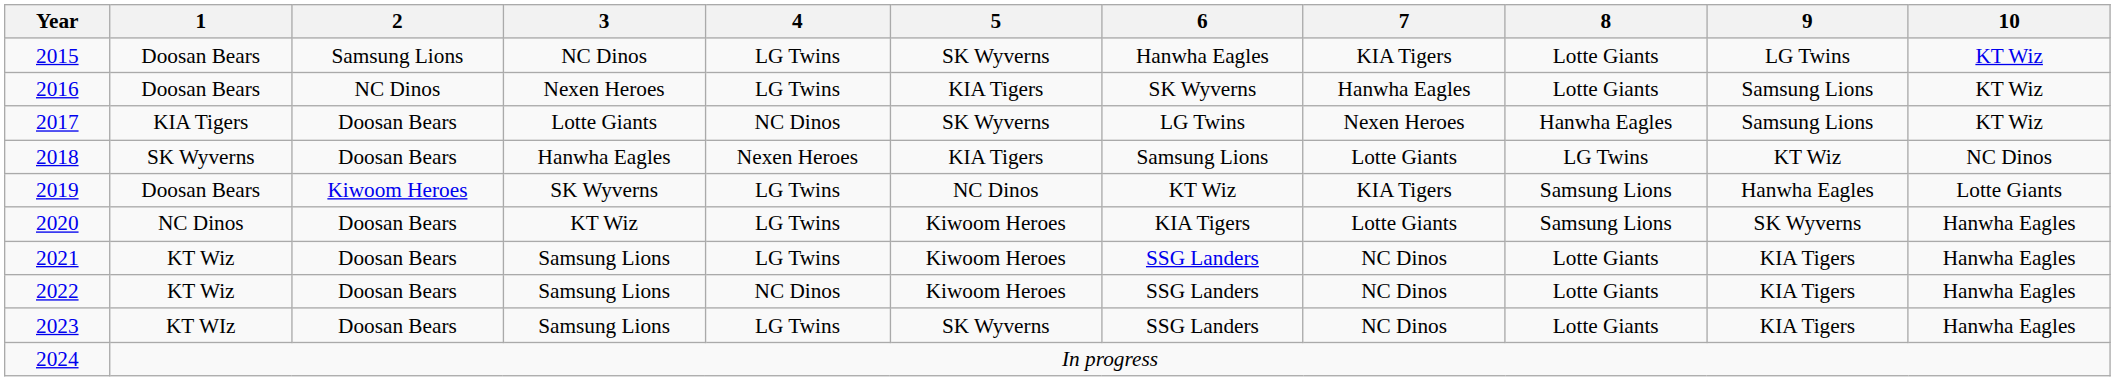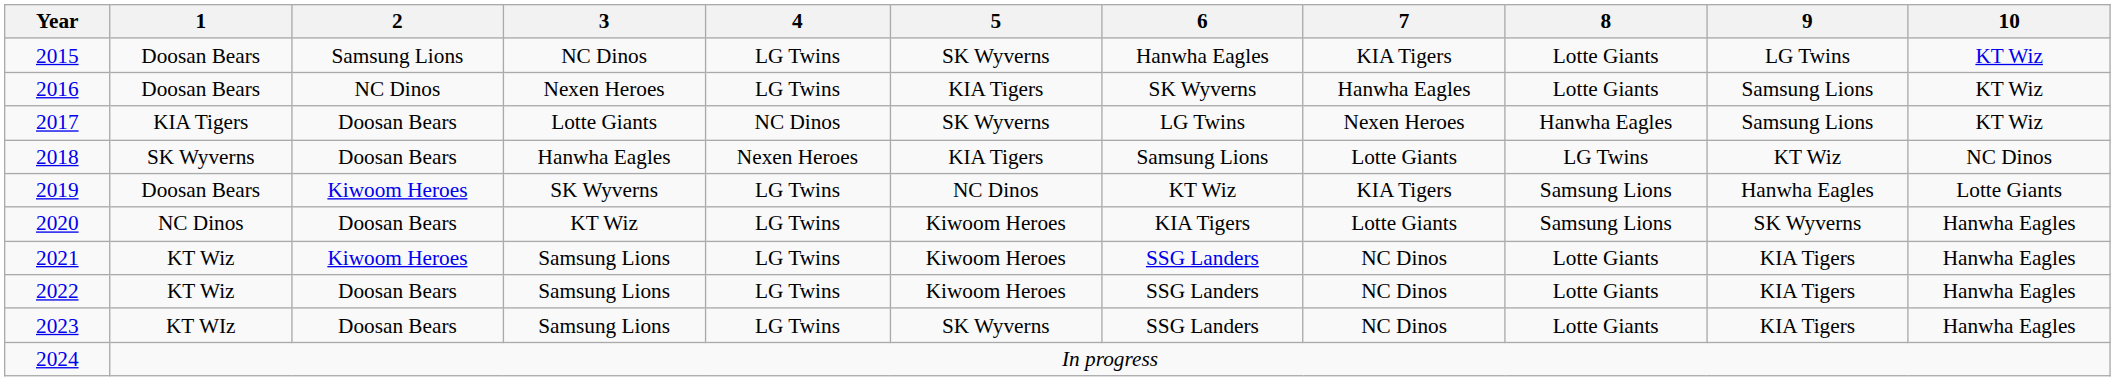(397, 257) Doosan Bears -> (397, 257) Kiwoom Heroes
(797, 291) NC Dinos -> (797, 291) LG Twins
